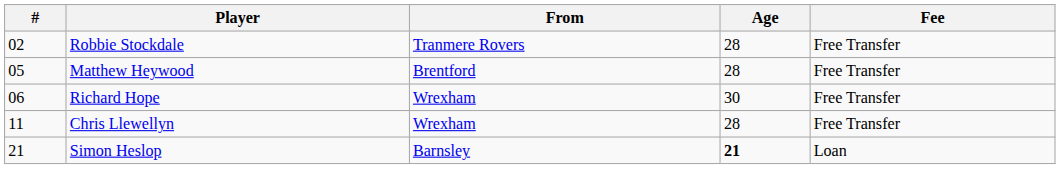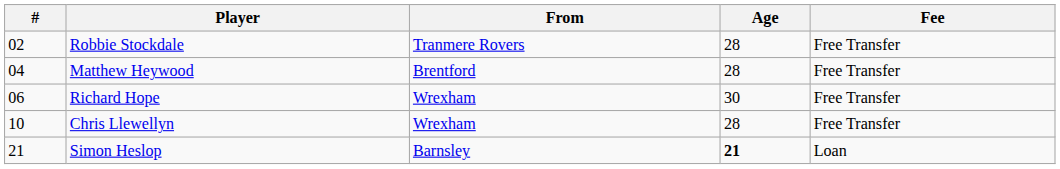(16, 71) 05 -> (16, 71) 04
(16, 124) 11 -> (16, 124) 10
